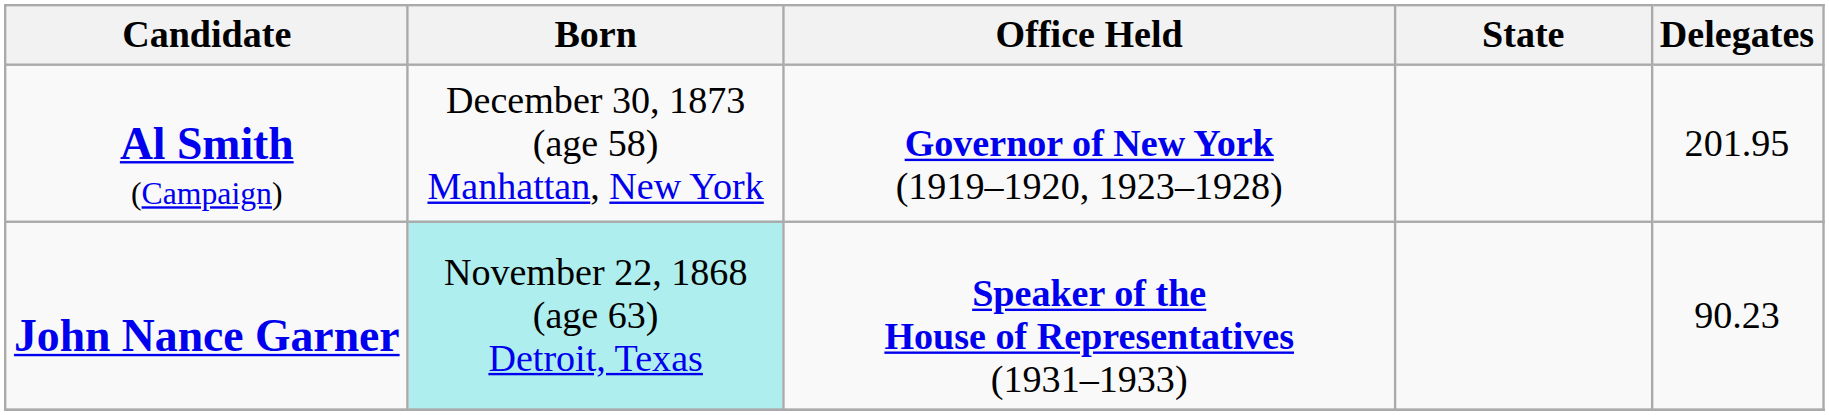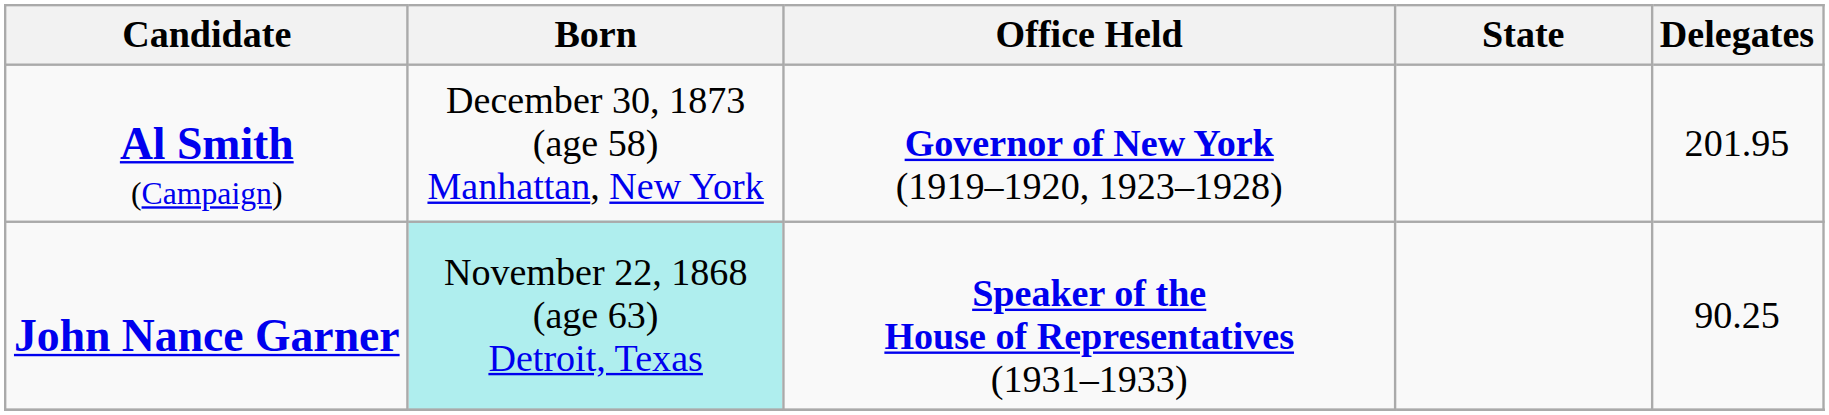(1737, 314) 90.23 -> (1737, 314) 90.25
